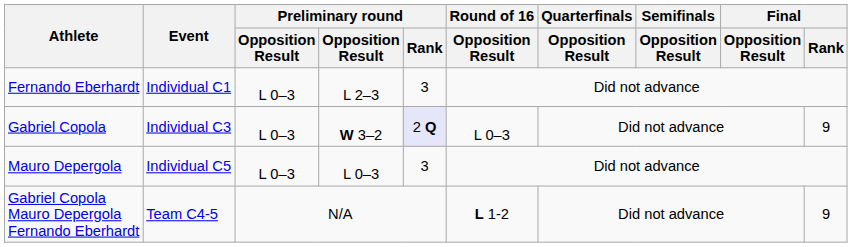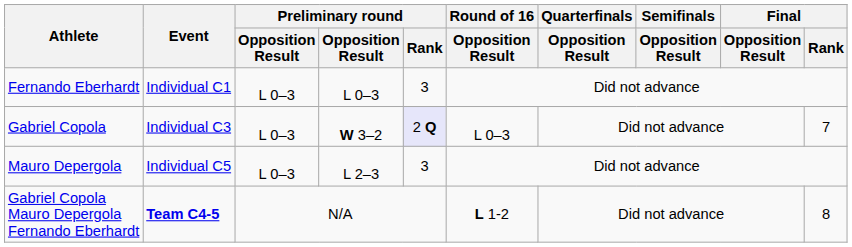(361, 96) L 2–3 -> (361, 96) L 0–3
(826, 127) 9 -> (826, 127) 7
(361, 175) L 0–3 -> (361, 175) L 2–3
(182, 214) normal -> (183, 214) bold
(826, 214) 9 -> (826, 214) 8
